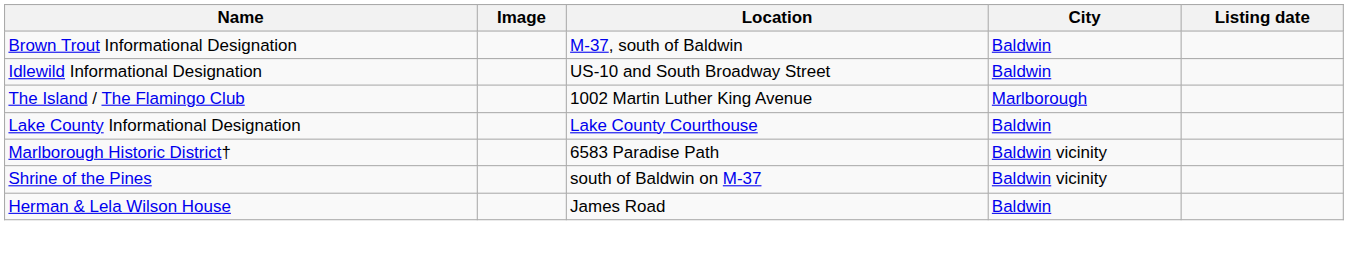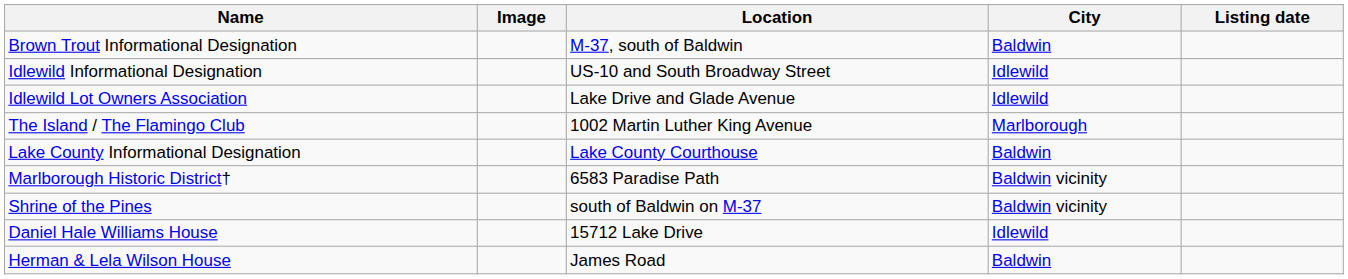(1022, 71) Baldwin -> (1020, 71) Idlewild
+ row: (128, 98)
+ row: (113, 233)
